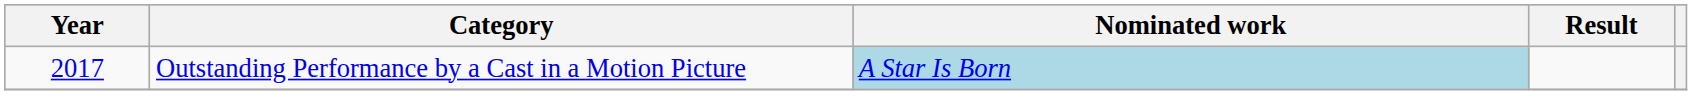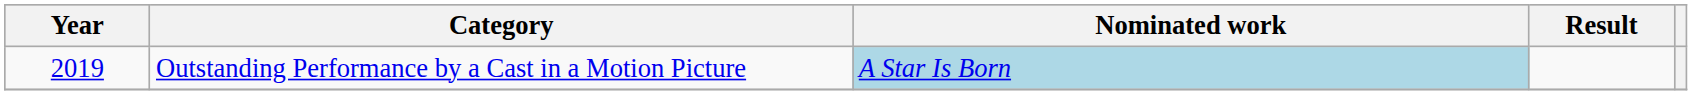(77, 67) 2017 -> (77, 67) 2019
